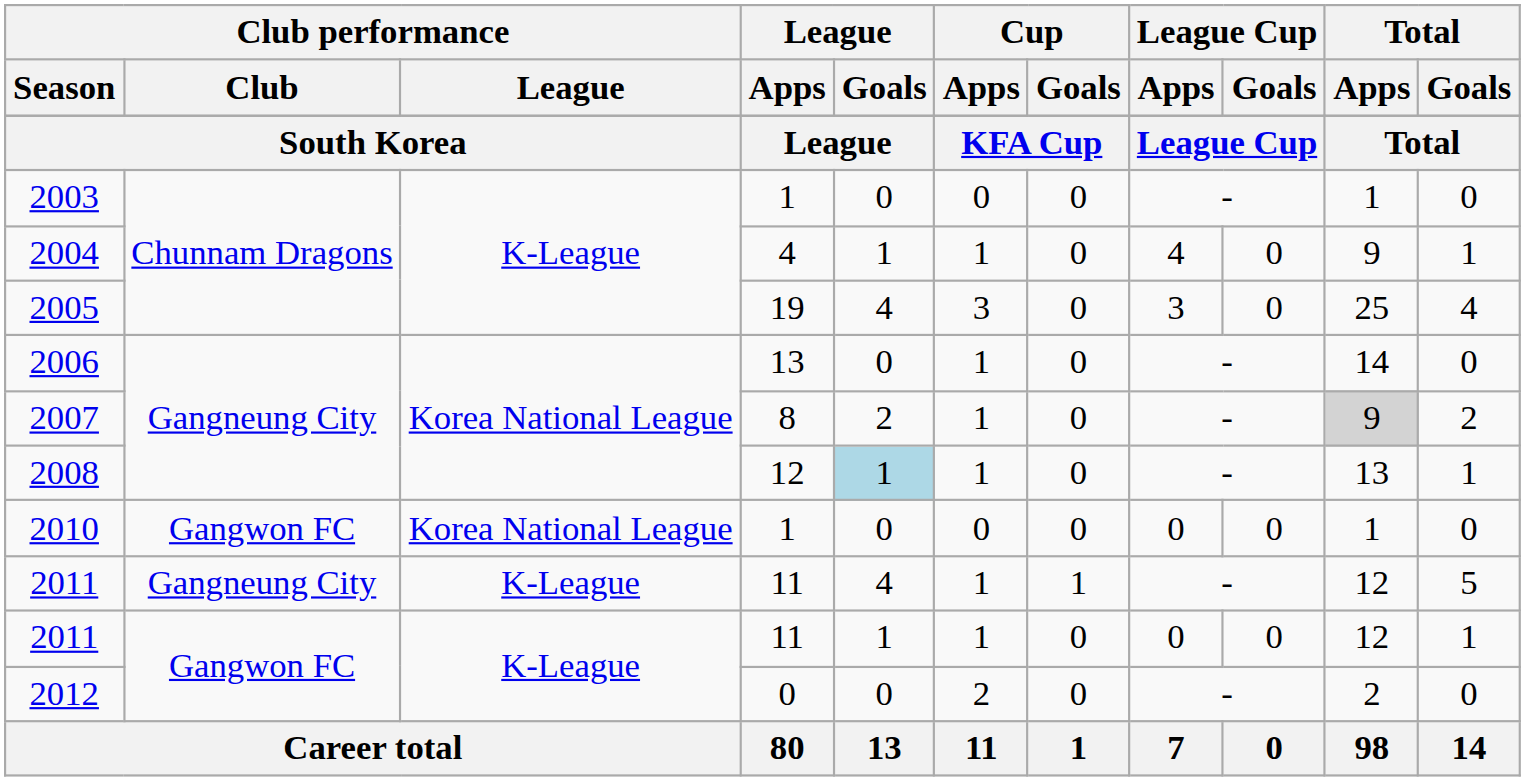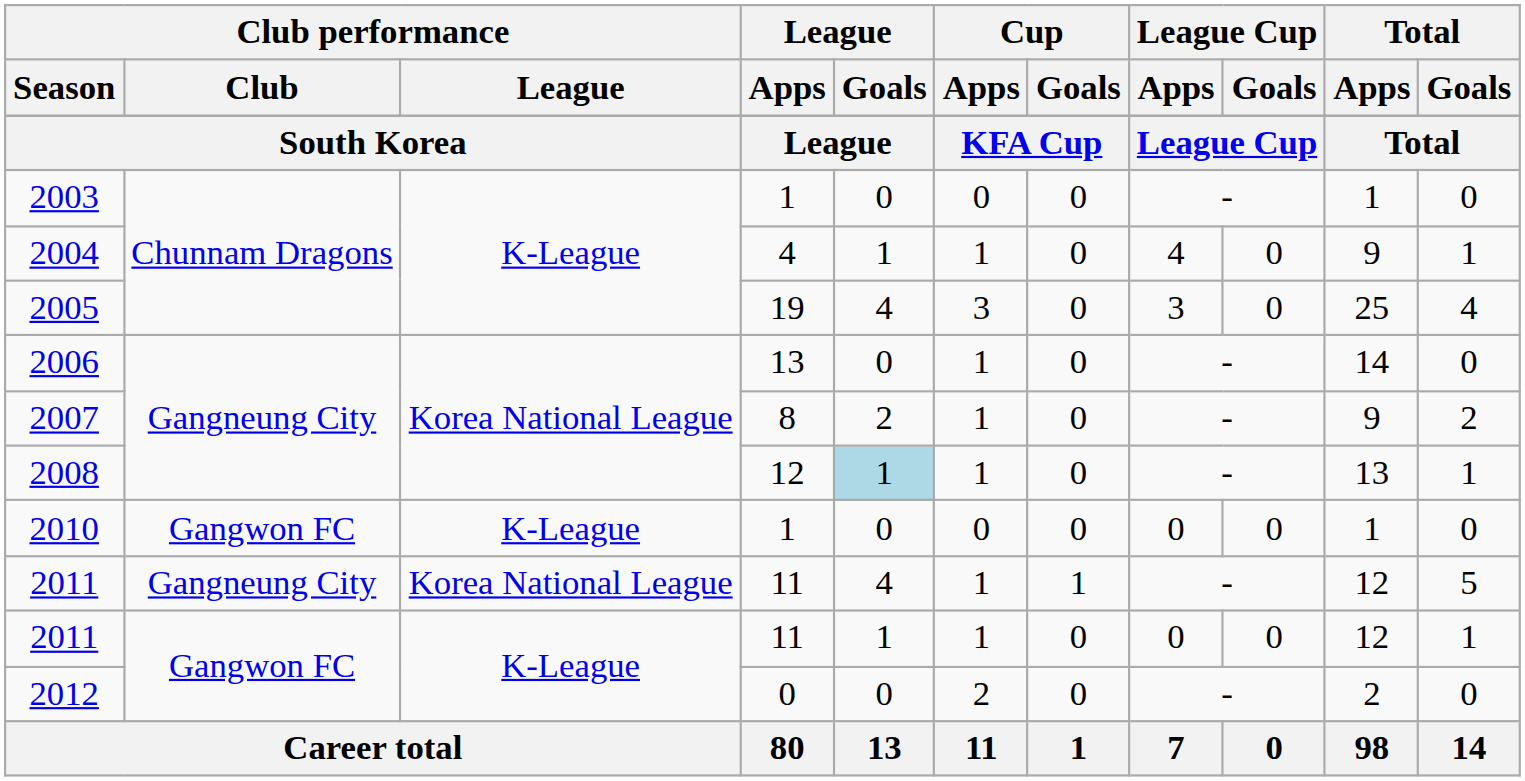(1372, 417) lightgrey background -> (1372, 417) no background
(571, 527) Korea National League -> (571, 527) K-League
(571, 582) K-League -> (571, 582) Korea National League
